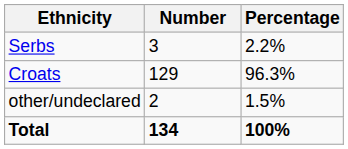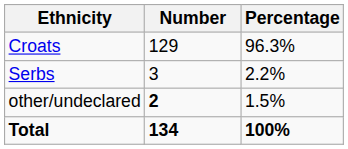rows swapped: (35, 74) <-> (32, 46)
(154, 102) normal -> (154, 102) bold
